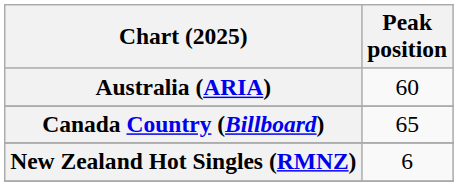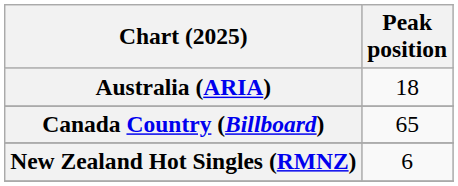(407, 86) 60 -> (407, 86) 18
